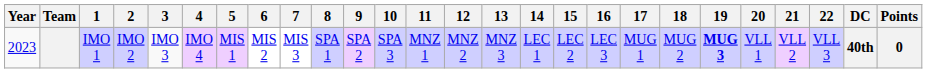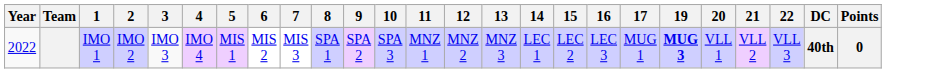- column: (680, 15)
(22, 47) 2023 -> (22, 47) 2022
